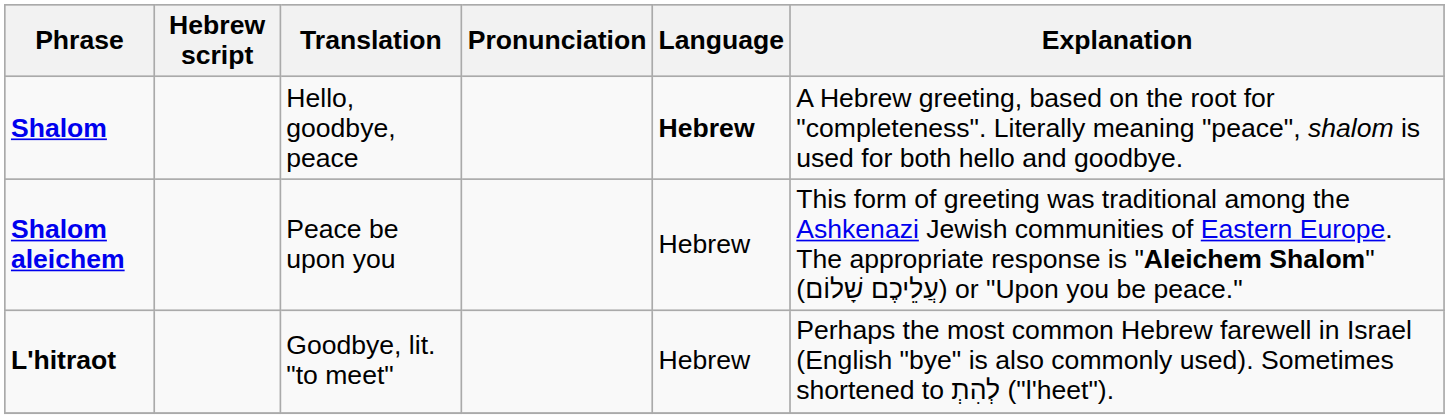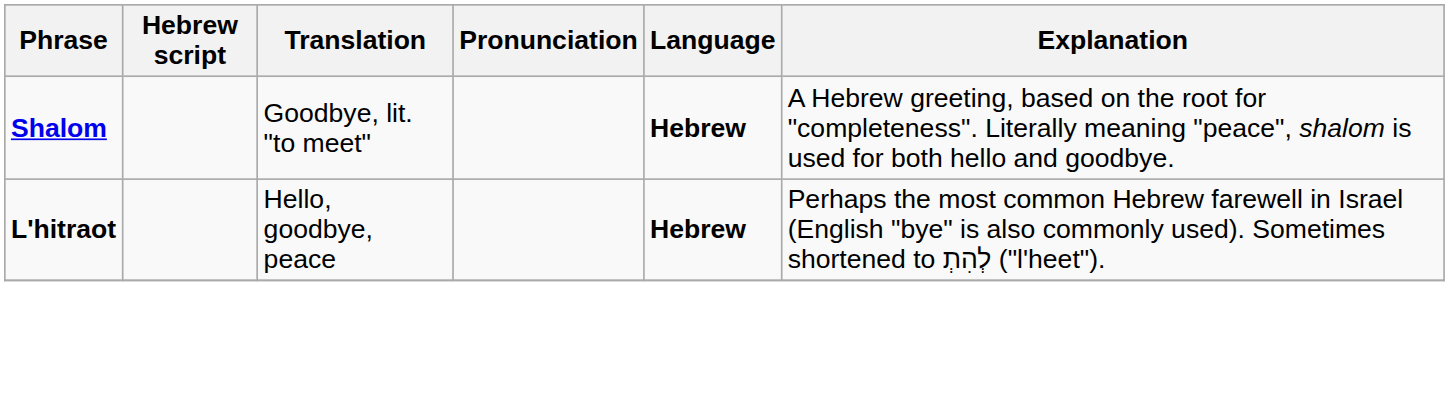(341, 127) Hello, goodbye, peace -> (338, 127) Goodbye, lit. "to meet"
- row: (68, 244)
(361, 361) Goodbye, lit. "to meet" -> (318, 229) Hello, goodbye, peace
(704, 361) normal -> (698, 229) bold
